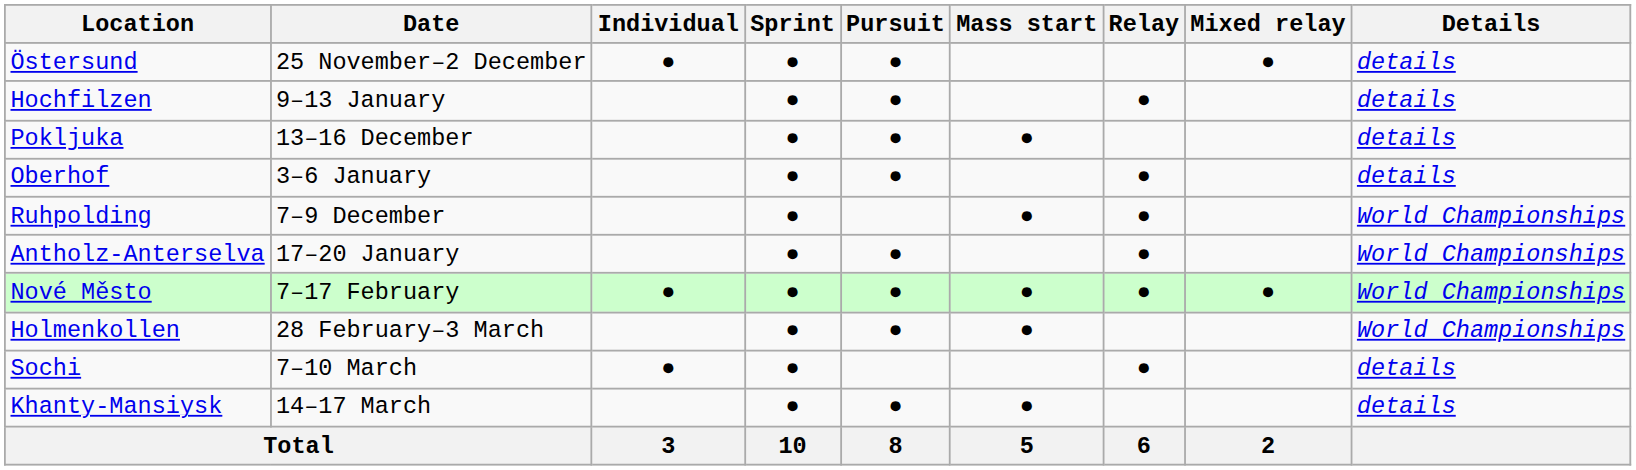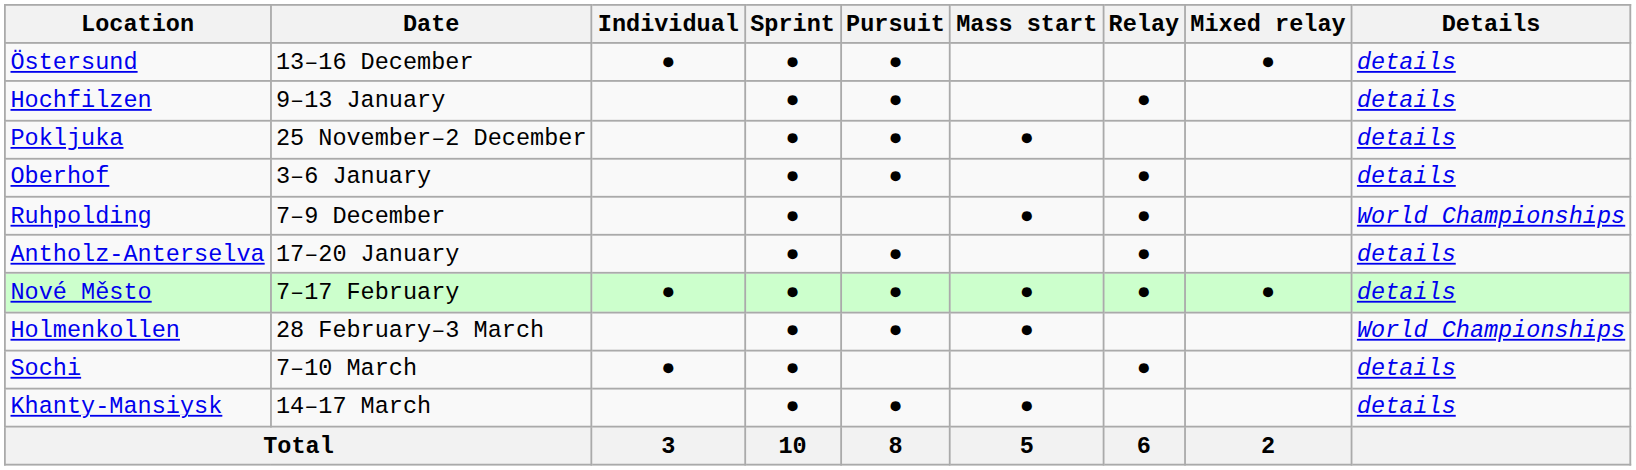(431, 62) 25 November–2 December -> (375, 62) 13–16 December
(375, 139) 13–16 December -> (431, 139) 25 November–2 December
(1491, 254) World Championships -> (1406, 254) details
(1491, 293) World Championships -> (1406, 293) details
